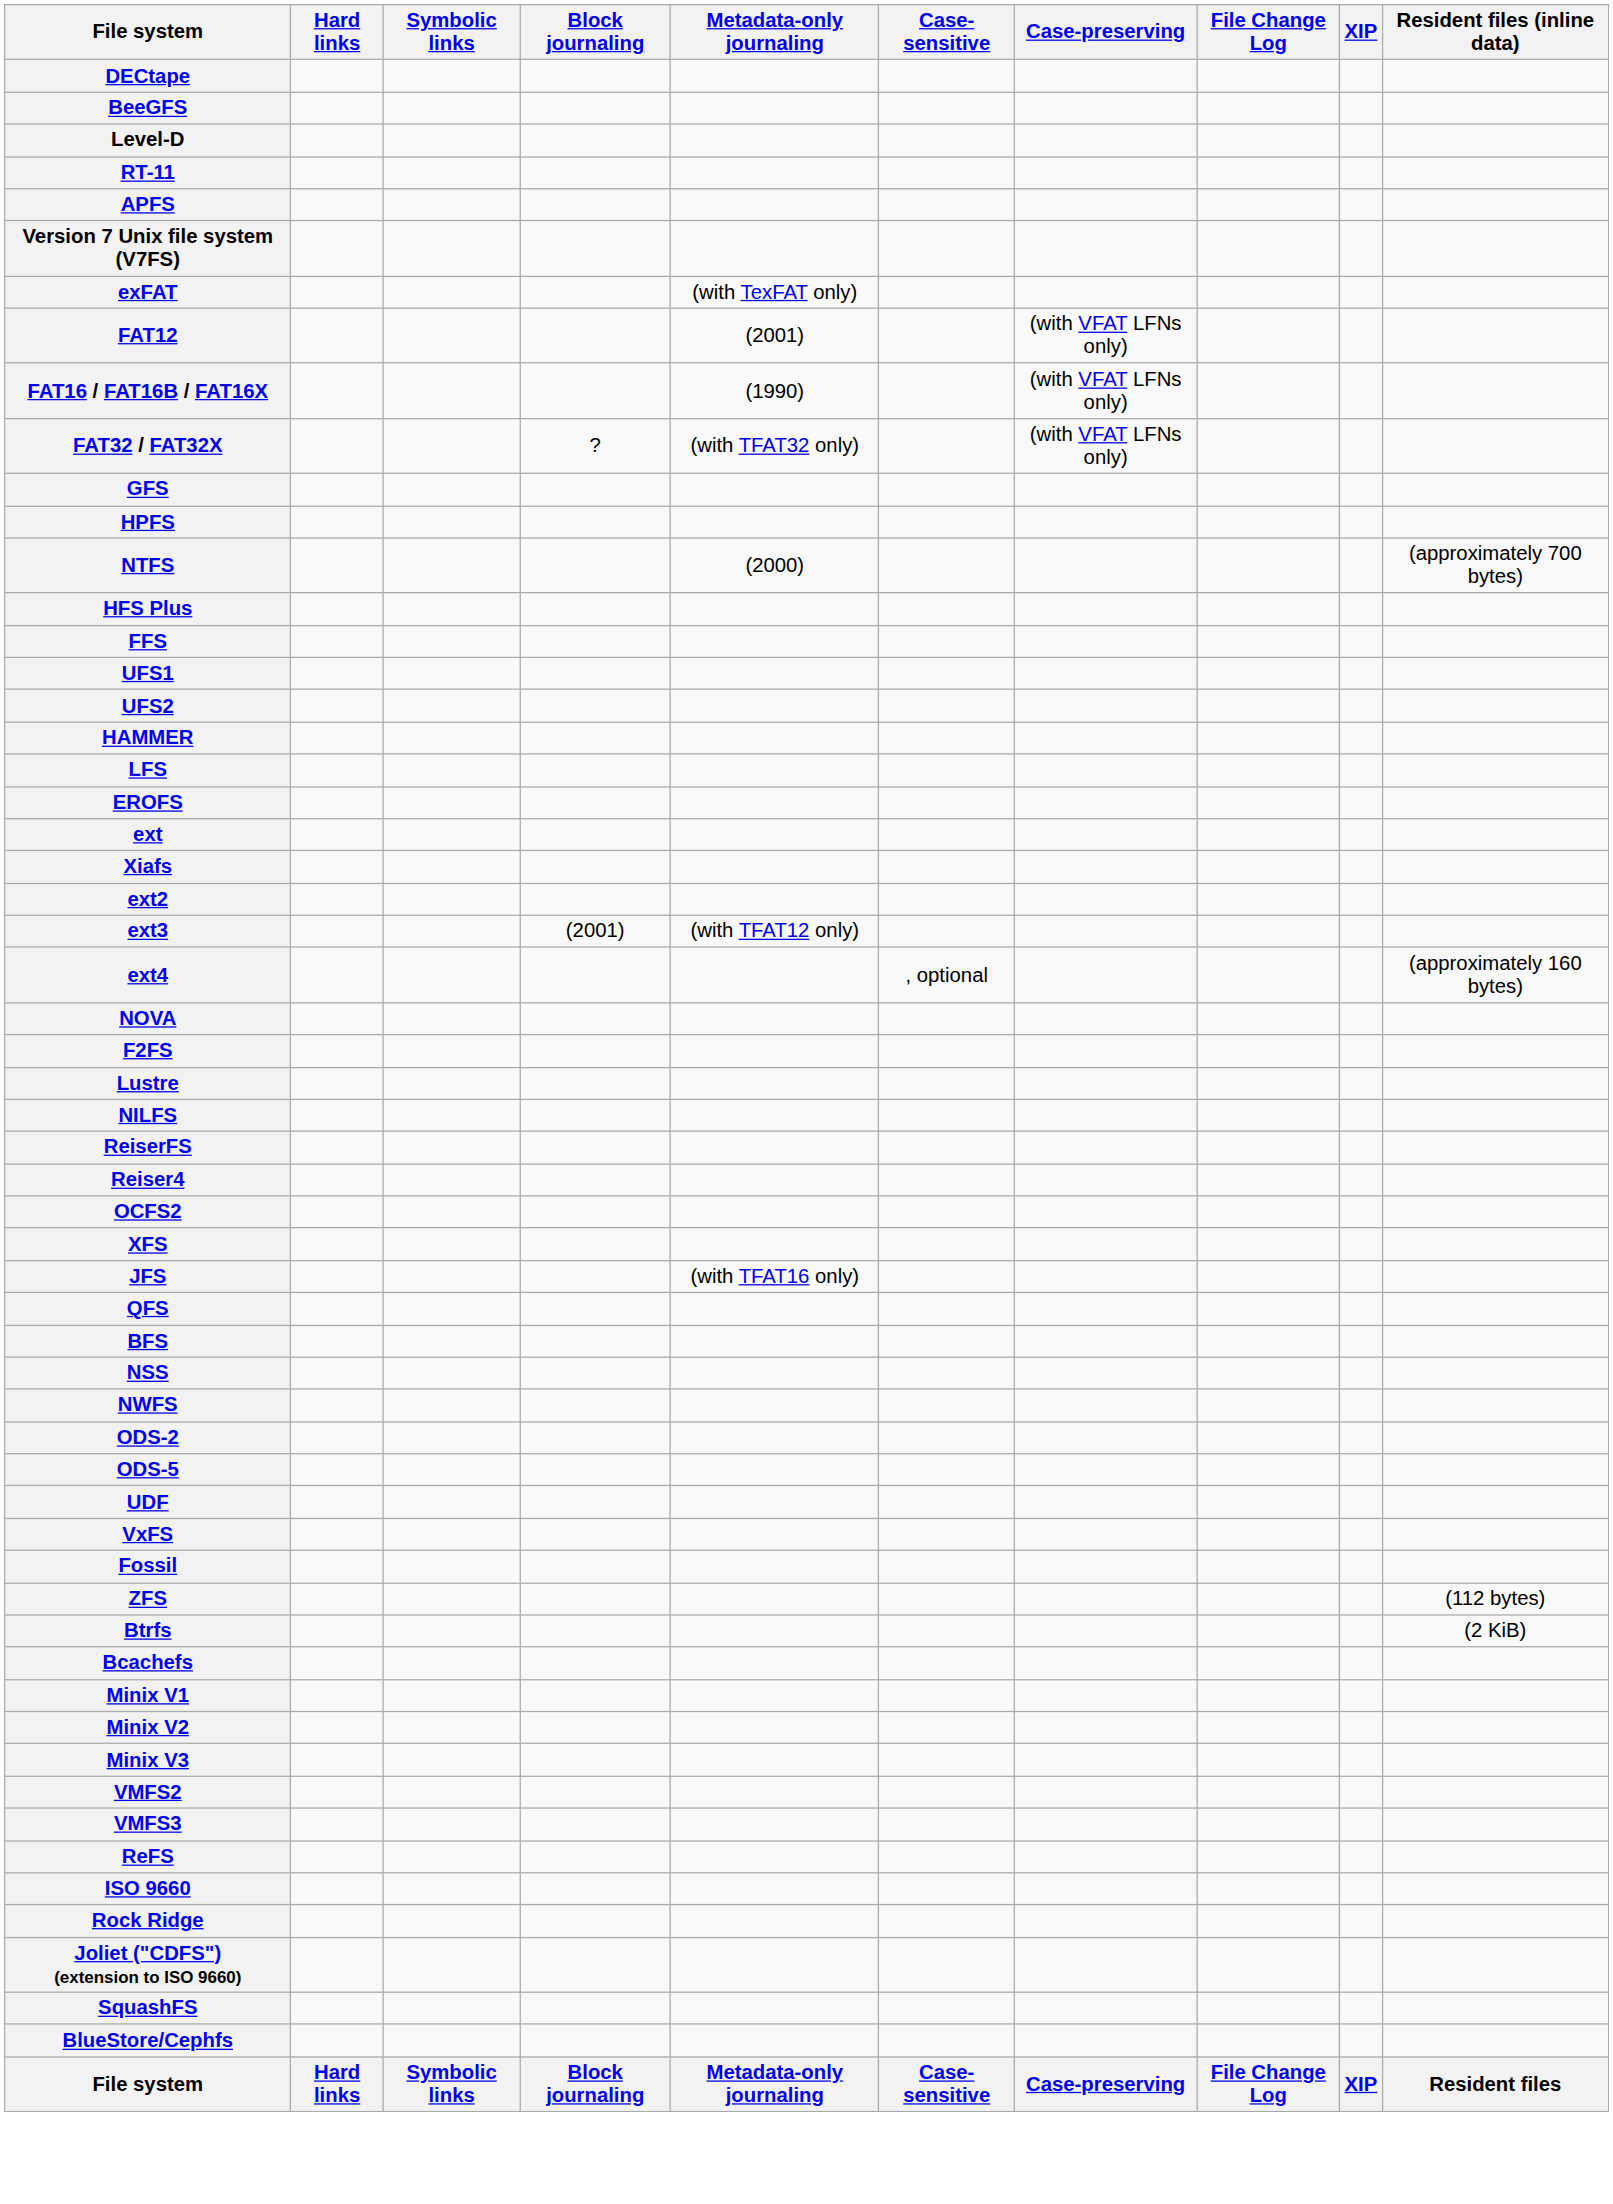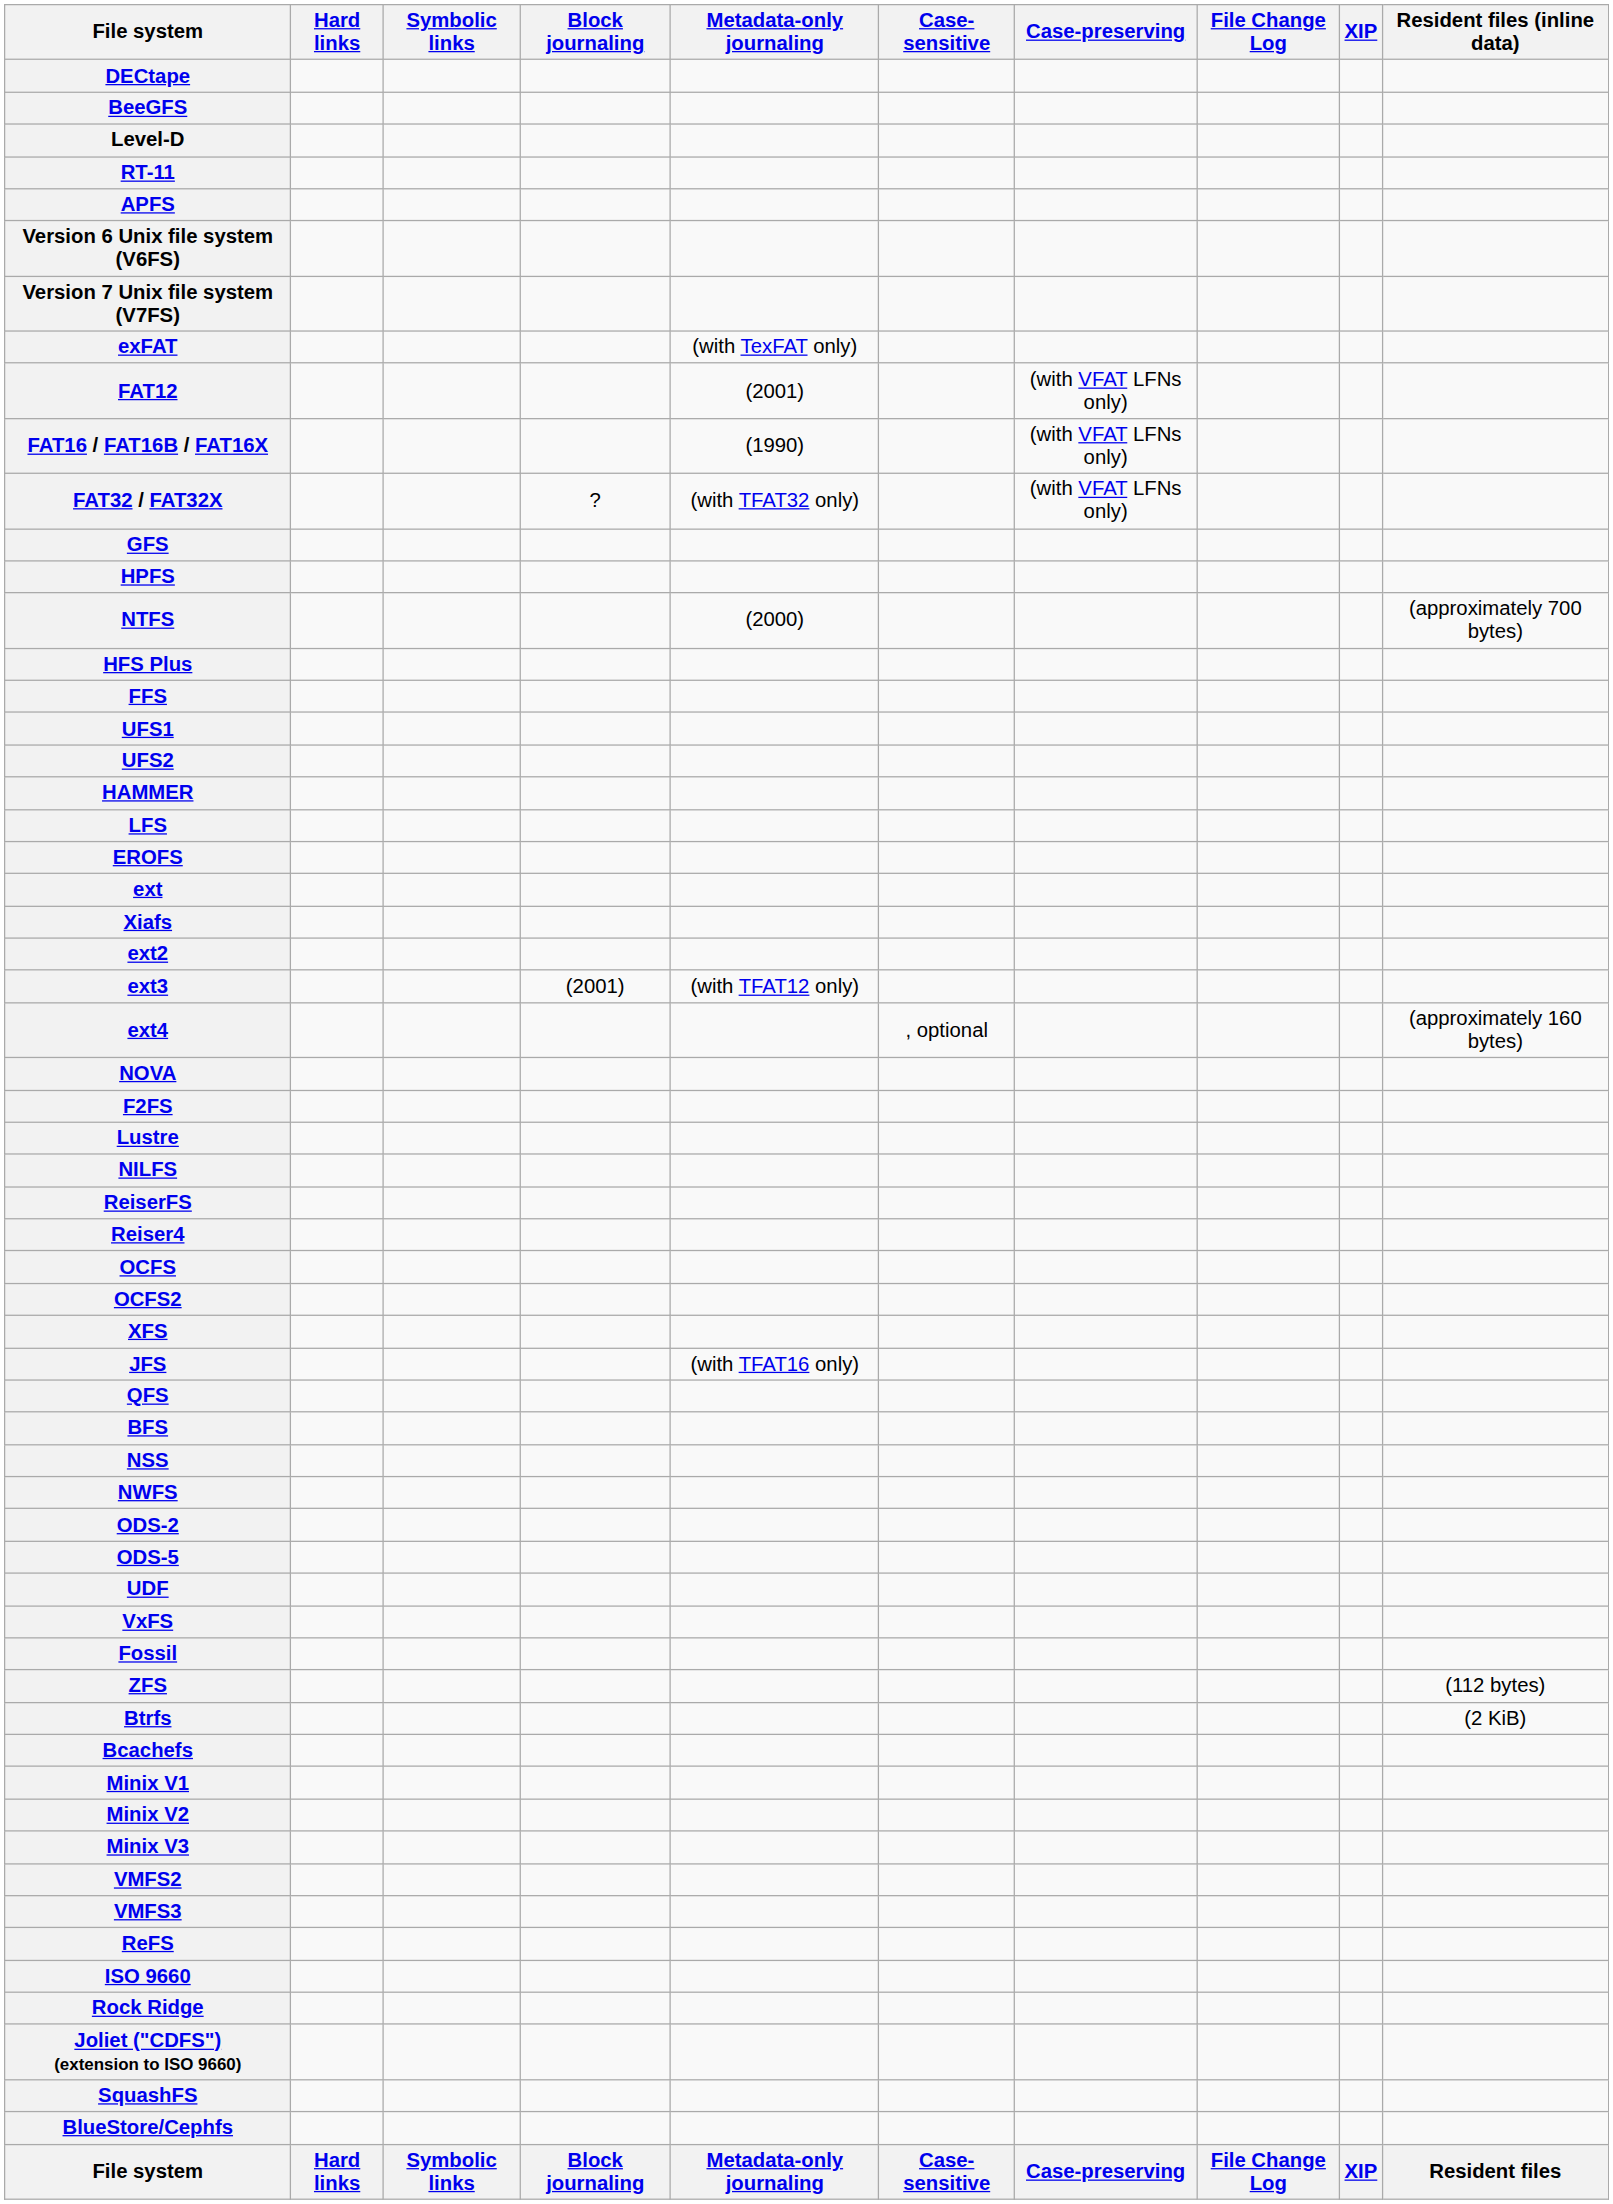+ row: (148, 248)
+ row: (148, 1266)
